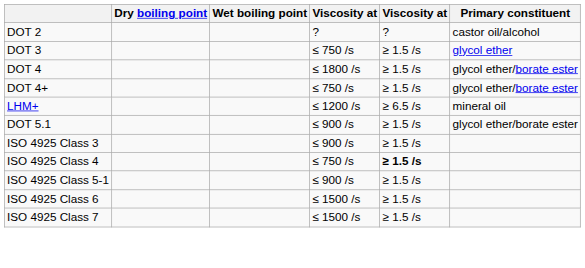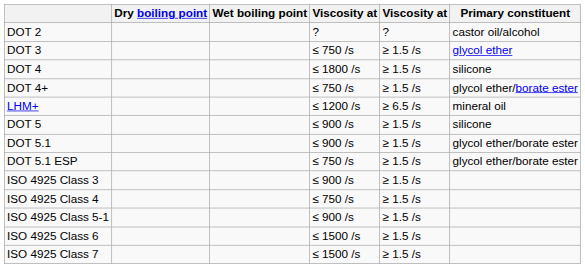(515, 69) glycol ether/borate ester -> (472, 69) silicone
+ row: (24, 124)
+ row: (42, 161)
(402, 161) bold -> (402, 198) normal
